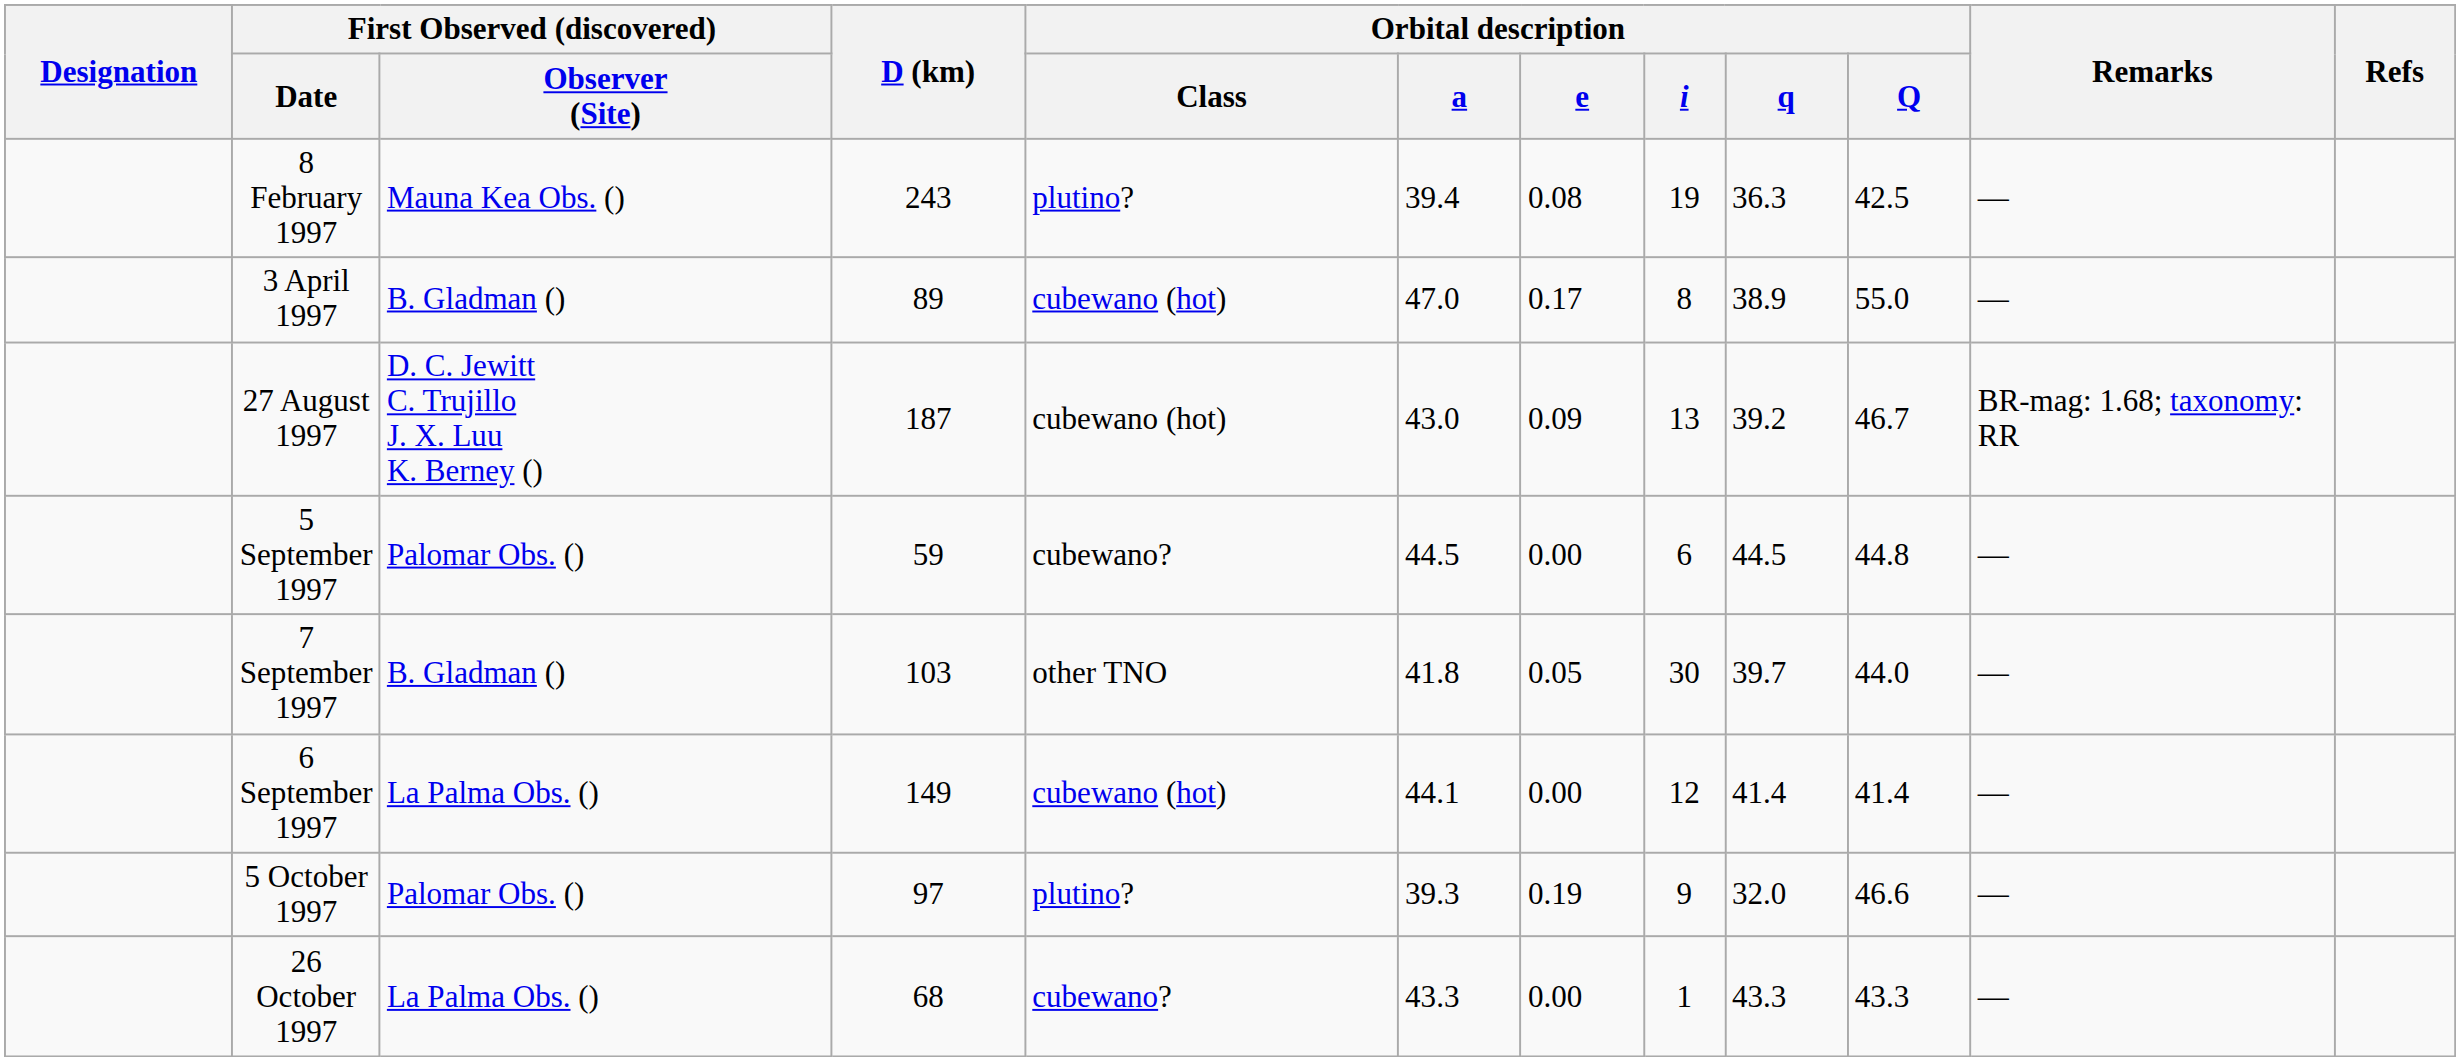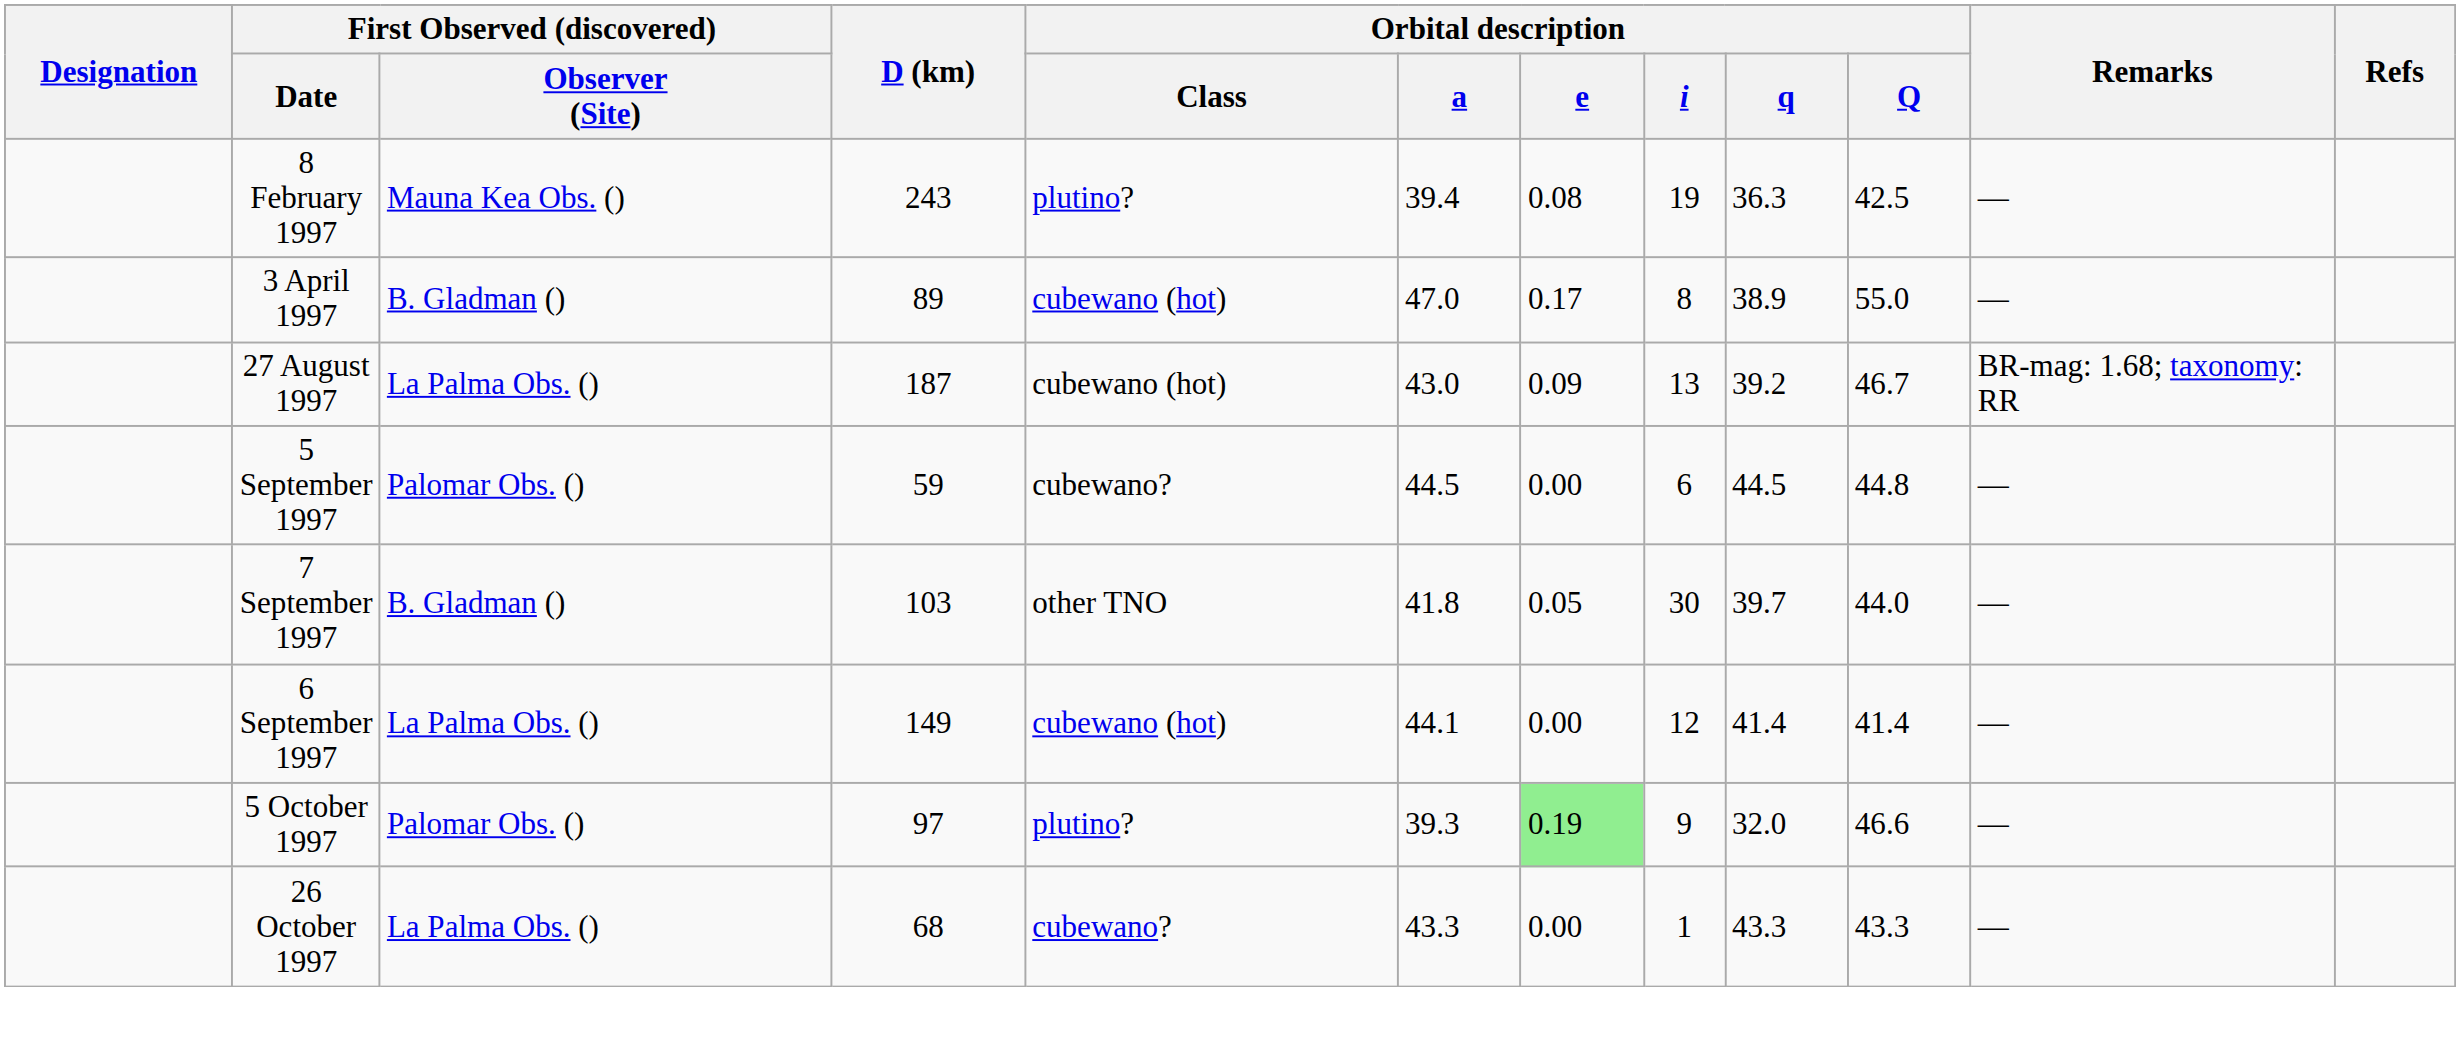(465, 418) D. C. Jewitt C. Trujillo J. X. Luu K. Berney () -> (493, 383) La Palma Obs. ()
(1555, 894) no background -> (1555, 824) lightgreen background
